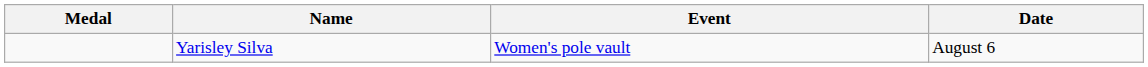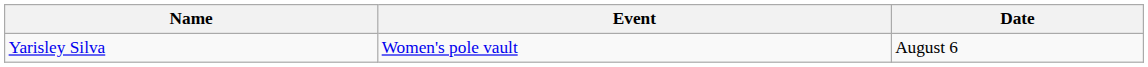- column: (88, 19)
